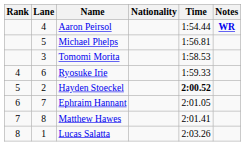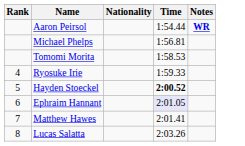- column: (44, 12)
(196, 103) no background -> (171, 103) lavender background
